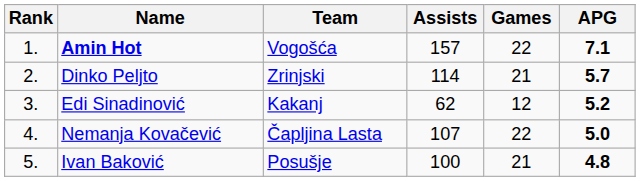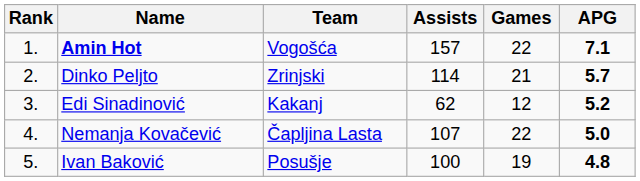(521, 162) 21 -> (521, 162) 19
